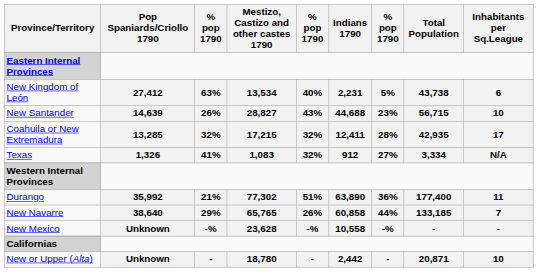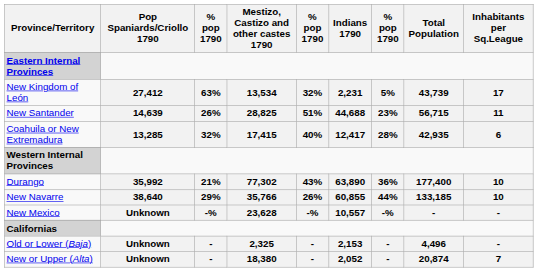(312, 92) 40% -> (312, 92) 32%
(434, 92) 43,738 -> (434, 92) 43,739
(498, 92) 6 -> (498, 92) 17
(262, 113) 28,827 -> (262, 113) 28,825
(312, 113) 43% -> (312, 113) 51%
(498, 113) 10 -> (498, 113) 11
(262, 134) 17,215 -> (262, 134) 17,415
(312, 134) 32% -> (312, 134) 40%
(350, 134) 12,411 -> (350, 134) 12,417
(498, 134) 17 -> (498, 134) 6
- row: (19, 155)
(312, 197) 51% -> (312, 181) 43%
(498, 197) 11 -> (498, 181) 10
(262, 212) 65,765 -> (262, 197) 35,766
(350, 212) 60,858 -> (350, 197) 60,855
(498, 212) 7 -> (498, 197) 10
(350, 228) 10,558 -> (350, 212) 10,557
+ row: (49, 243)
(262, 259) 18,780 -> (262, 259) 18,380
(350, 259) 2,442 -> (350, 259) 2,052
(434, 259) 20,871 -> (434, 259) 20,874
(498, 259) 10 -> (498, 259) 7
